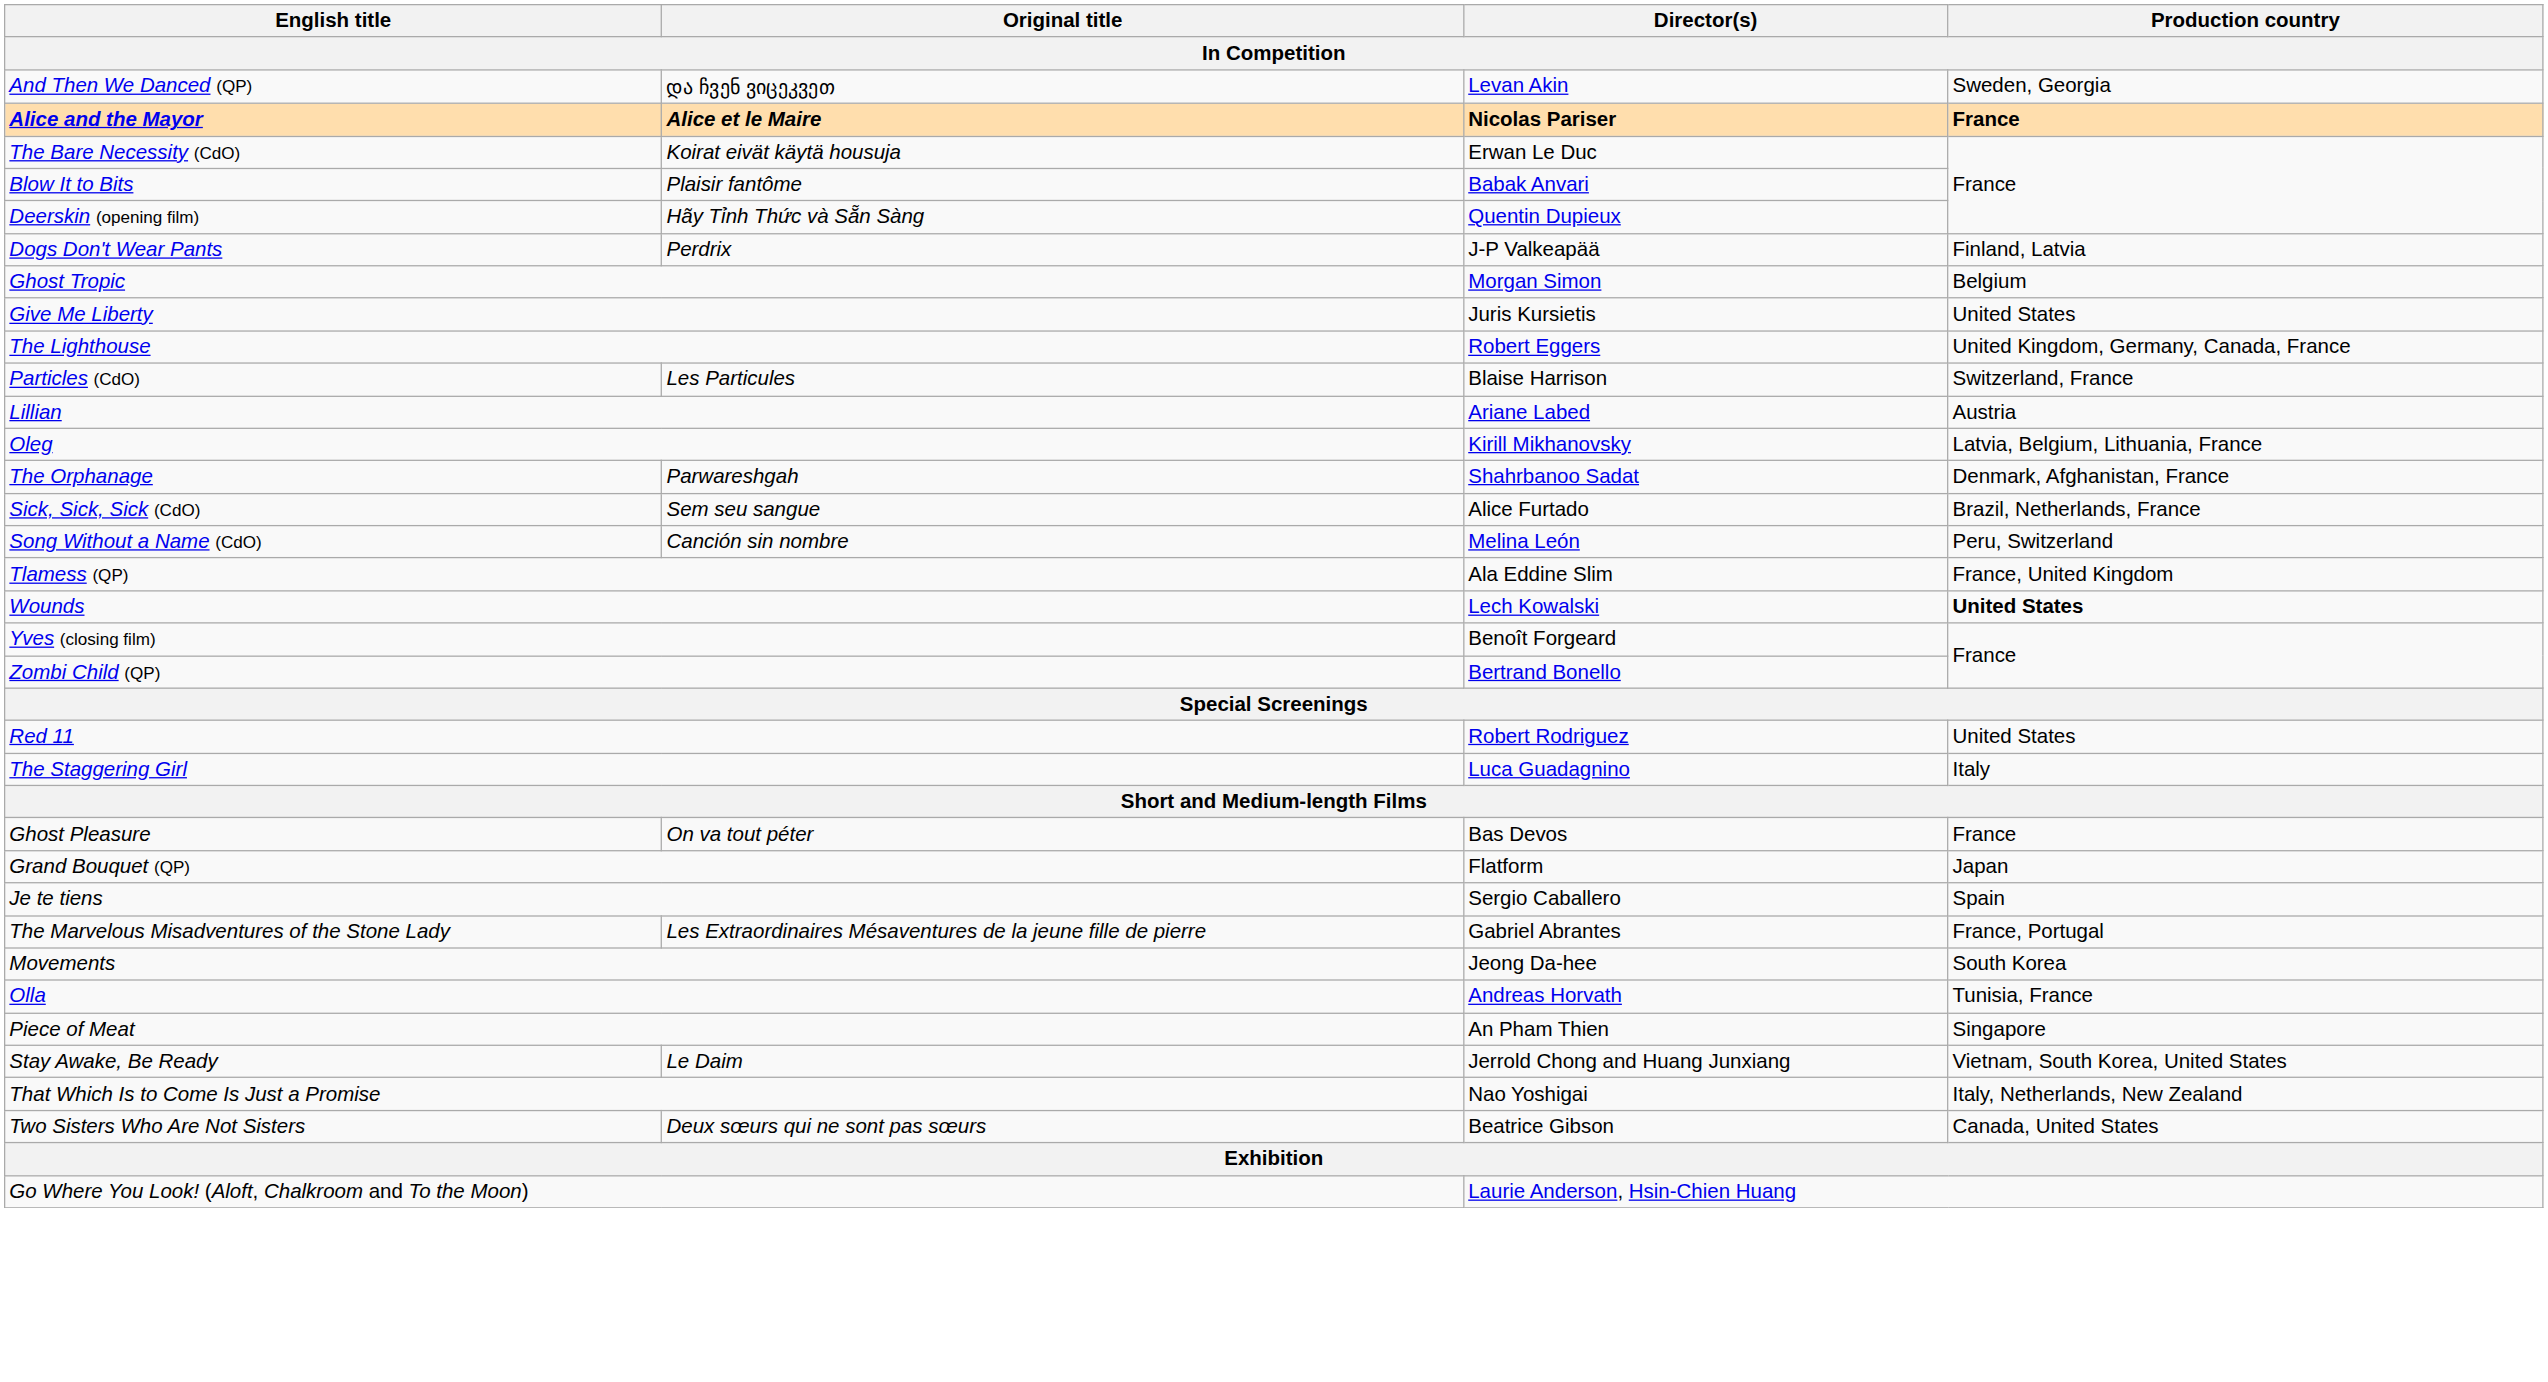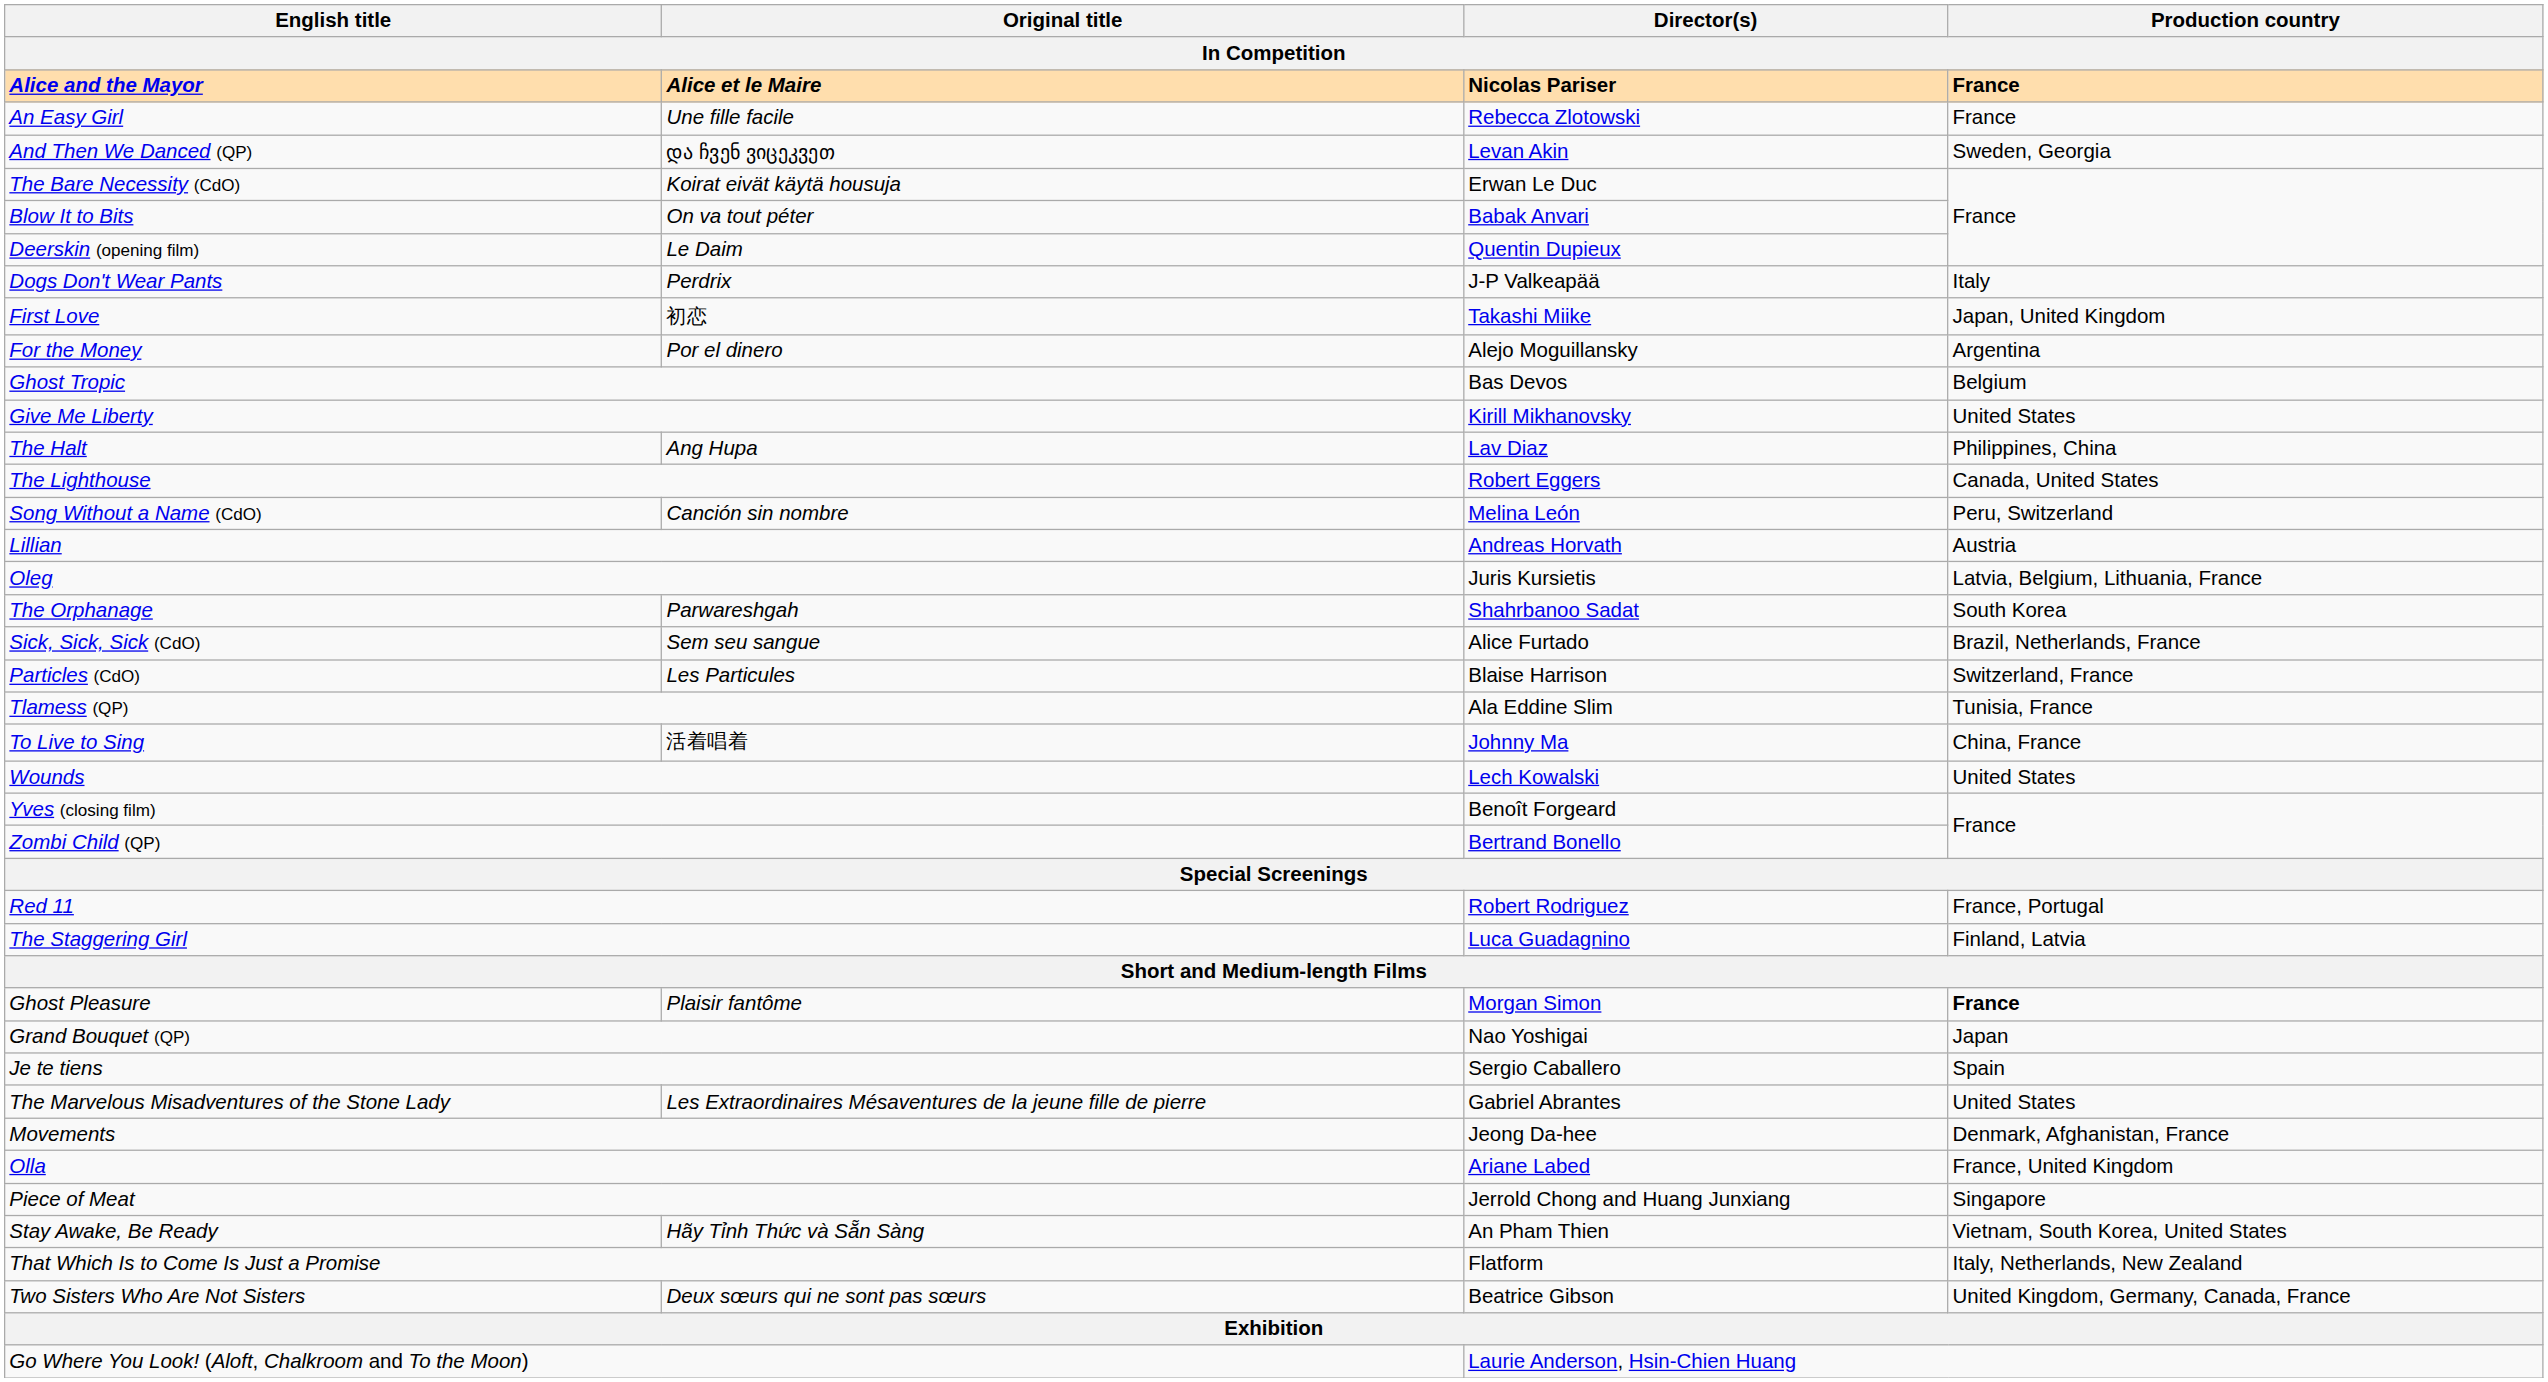rows swapped: (106, 119) <-> (131, 86)
+ row: (66, 118)
(734, 184) Plaisir fantôme -> (740, 216) On va tout péter
(795, 216) Hãy Tỉnh Thức và Sẵn Sàng -> (705, 249) Le Daim
(2019, 249) Finland, Latvia -> (1971, 281) Italy
+ row: (54, 316)
+ row: (75, 350)
(1535, 281) Morgan Simon -> (1518, 383) Bas Devos
(1532, 314) Juris Kursietis -> (1550, 415) Kirill Mikhanovsky
+ row: (48, 448)
(2152, 346) United Kingdom, Germany, Canada, France -> (2056, 480) Canada, United States
rows swapped: (75, 379) <-> (136, 541)
(1529, 411) Ariane Labed -> (1545, 545) Andreas Horvath
(1550, 444) Kirill Mikhanovsky -> (1532, 578) Juris Kursietis
(2091, 476) Denmark, Afghanistan, France -> (2009, 610) South Korea
(2063, 574) France, United Kingdom -> (2023, 707) Tunisia, France
+ row: (77, 742)
(2018, 606) bold -> (2014, 776) normal
(2014, 736) United States -> (2028, 906) France, Portugal
(1971, 769) Italy -> (2019, 939) Finland, Latvia
(740, 834) On va tout péter -> (734, 1004) Plaisir fantôme
(1518, 834) Bas Devos -> (1535, 1004) Morgan Simon
(1984, 834) normal -> (1986, 1004) bold
(1506, 866) Flatform -> (1528, 1036) Nao Yoshigai
(2028, 931) France, Portugal -> (2014, 1101) United States
(2009, 963) South Korea -> (2091, 1134) Denmark, Afghanistan, France
(1545, 996) Andreas Horvath -> (1529, 1166) Ariane Labed
(2023, 996) Tunisia, France -> (2063, 1166) France, United Kingdom
(1539, 1028) An Pham Thien -> (1629, 1198) Jerrold Chong and Huang Junxiang
(705, 1061) Le Daim -> (795, 1231) Hãy Tỉnh Thức và Sẵn Sàng
(1629, 1061) Jerrold Chong and Huang Junxiang -> (1539, 1231) An Pham Thien
(1528, 1093) Nao Yoshigai -> (1506, 1263) Flatform
(2056, 1126) Canada, United States -> (2152, 1296) United Kingdom, Germany, Canada, France
